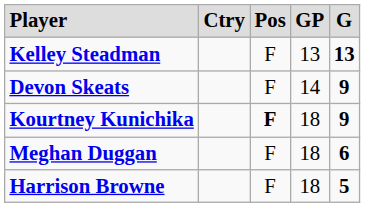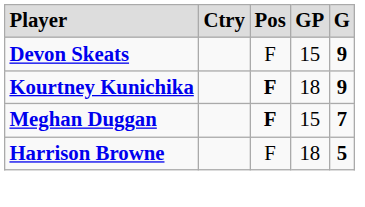- row: (85, 53)
(310, 86) 14 -> (310, 53) 15
(270, 152) normal -> (270, 119) bold
(310, 152) 18 -> (310, 119) 15
(344, 152) 6 -> (342, 119) 7
